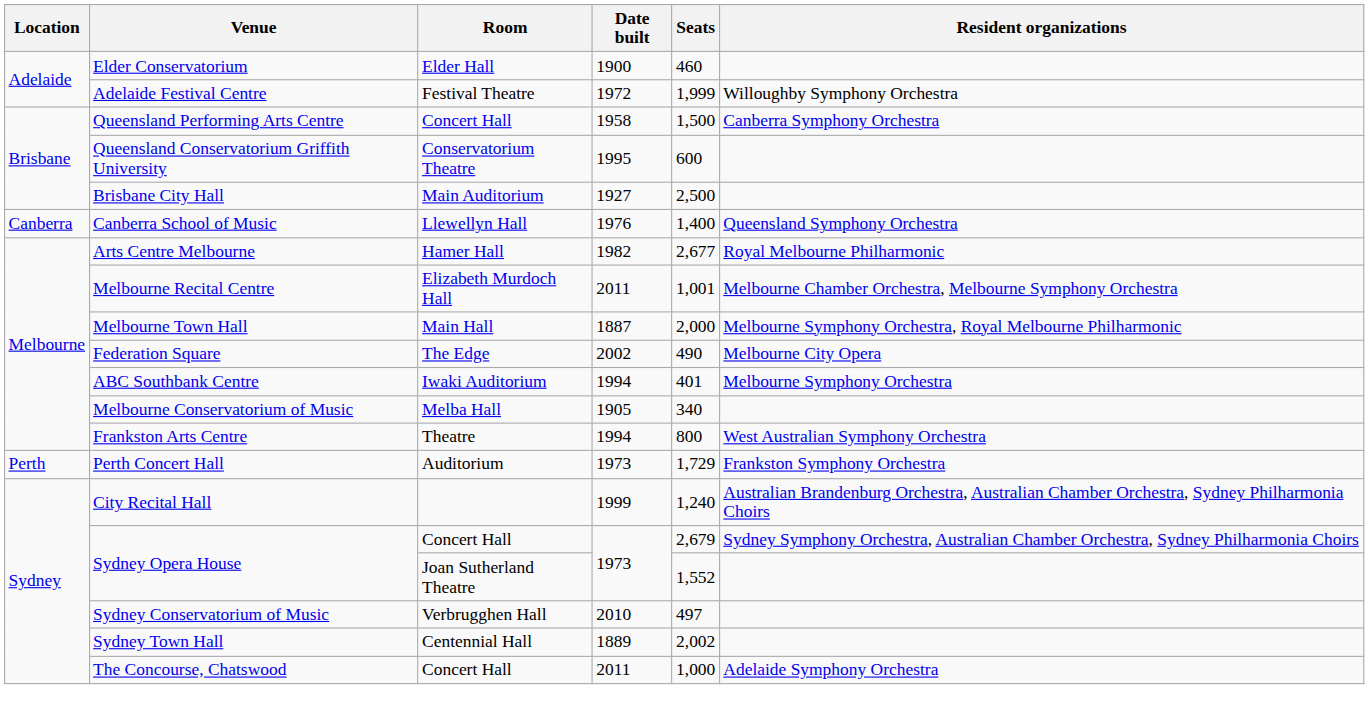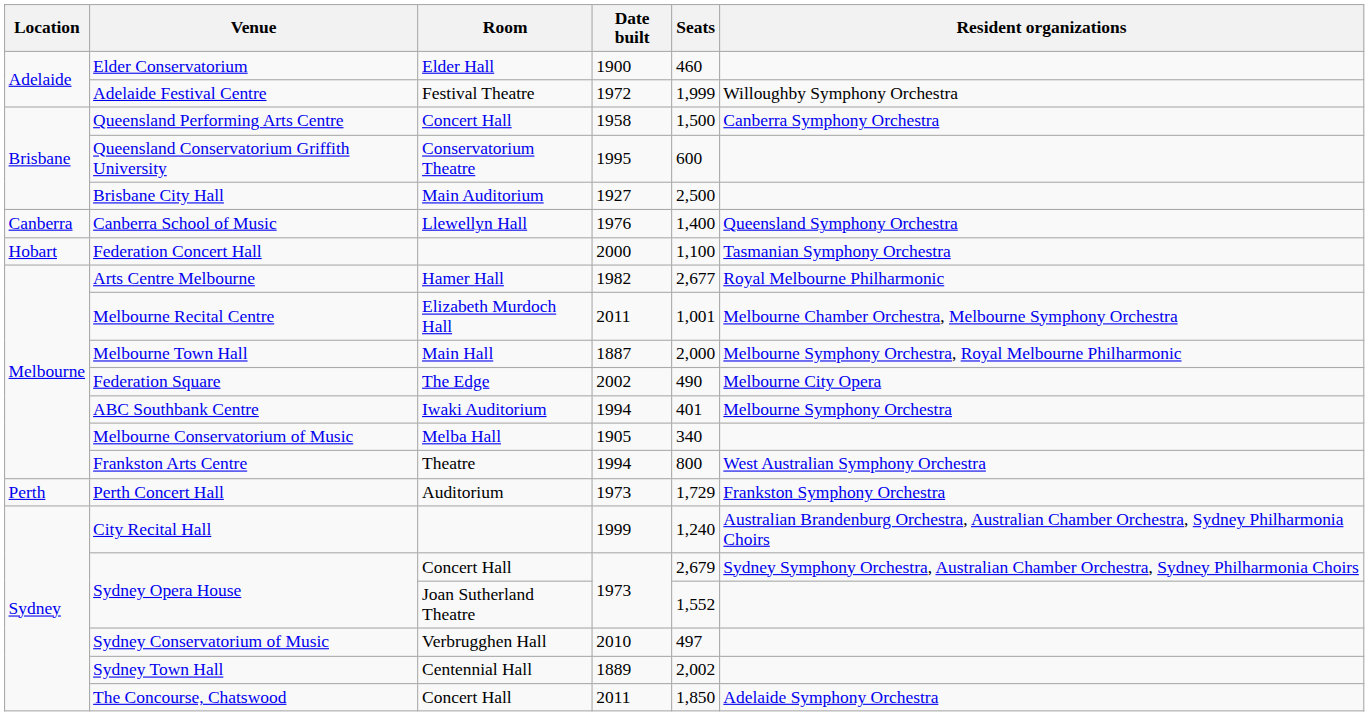+ row: (177, 251)
(696, 669) 1,000 -> (696, 697) 1,850
